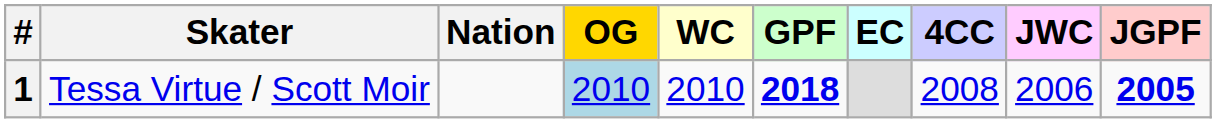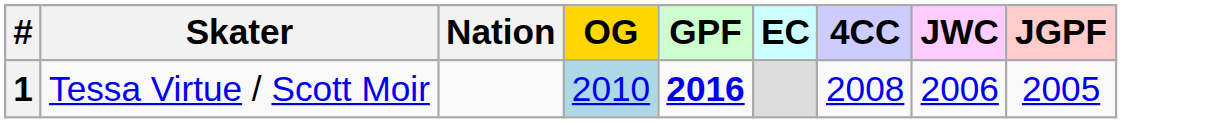- column: (706, 32)
(800, 88) 2018 -> (706, 88) 2016
(1156, 88) bold -> (1061, 88) normal
